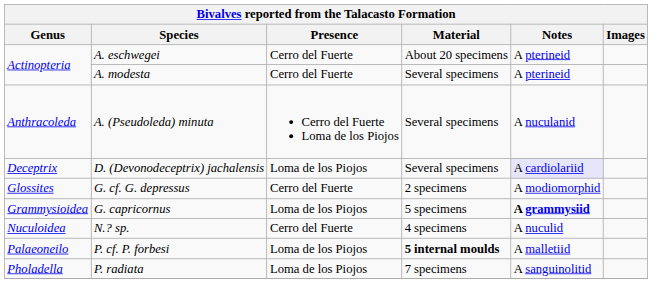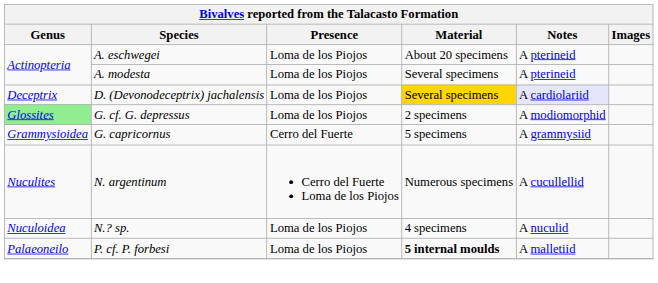(311, 54) Cerro del Fuerte -> (319, 54) Loma de los Piojos
(311, 74) Cerro del Fuerte -> (319, 74) Loma de los Piojos
- row: (154, 121)
(451, 168) no background -> (451, 94) gold background
(30, 188) no background -> (30, 114) lightgreen background
(311, 188) Cerro del Fuerte -> (319, 114) Loma de los Piojos
(319, 208) Loma de los Piojos -> (311, 134) Cerro del Fuerte
(552, 208) bold -> (555, 134) normal
+ row: (130, 181)
(311, 228) Cerro del Fuerte -> (319, 228) Loma de los Piojos
- row: (119, 268)
